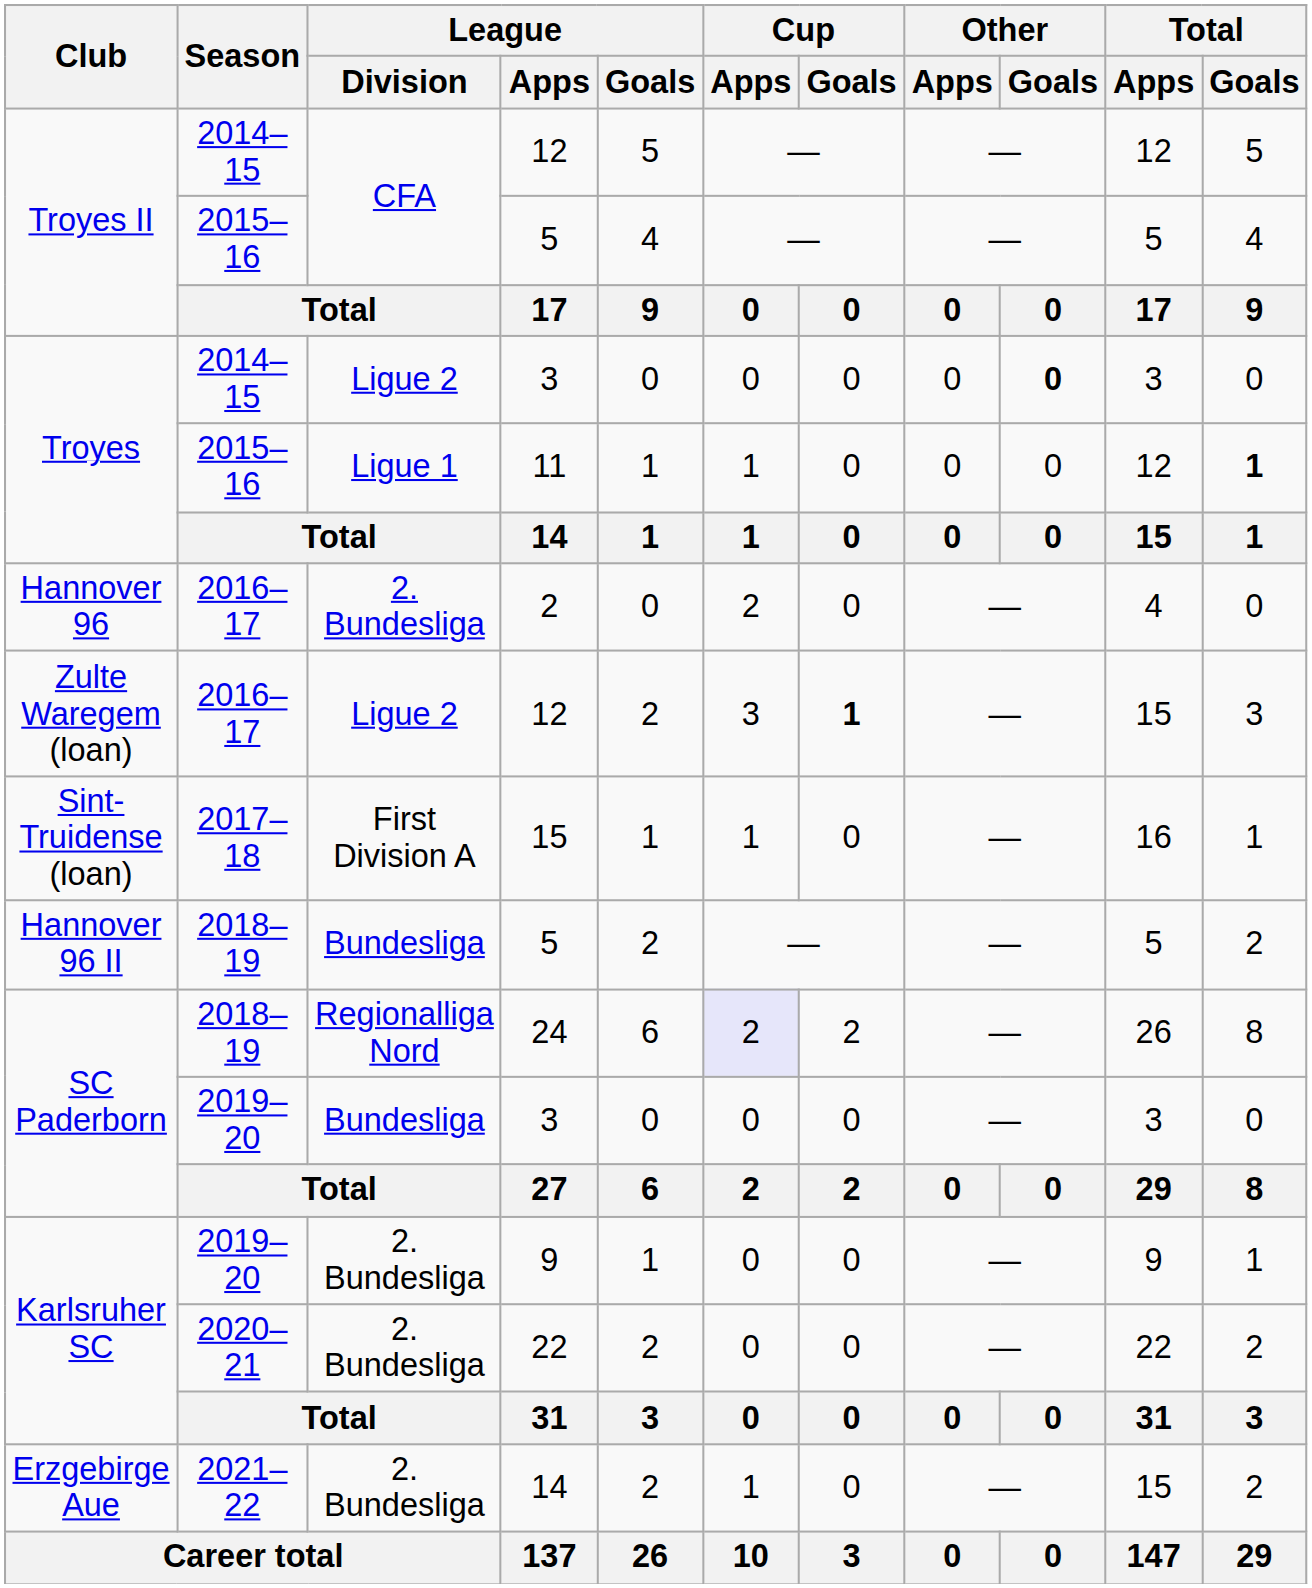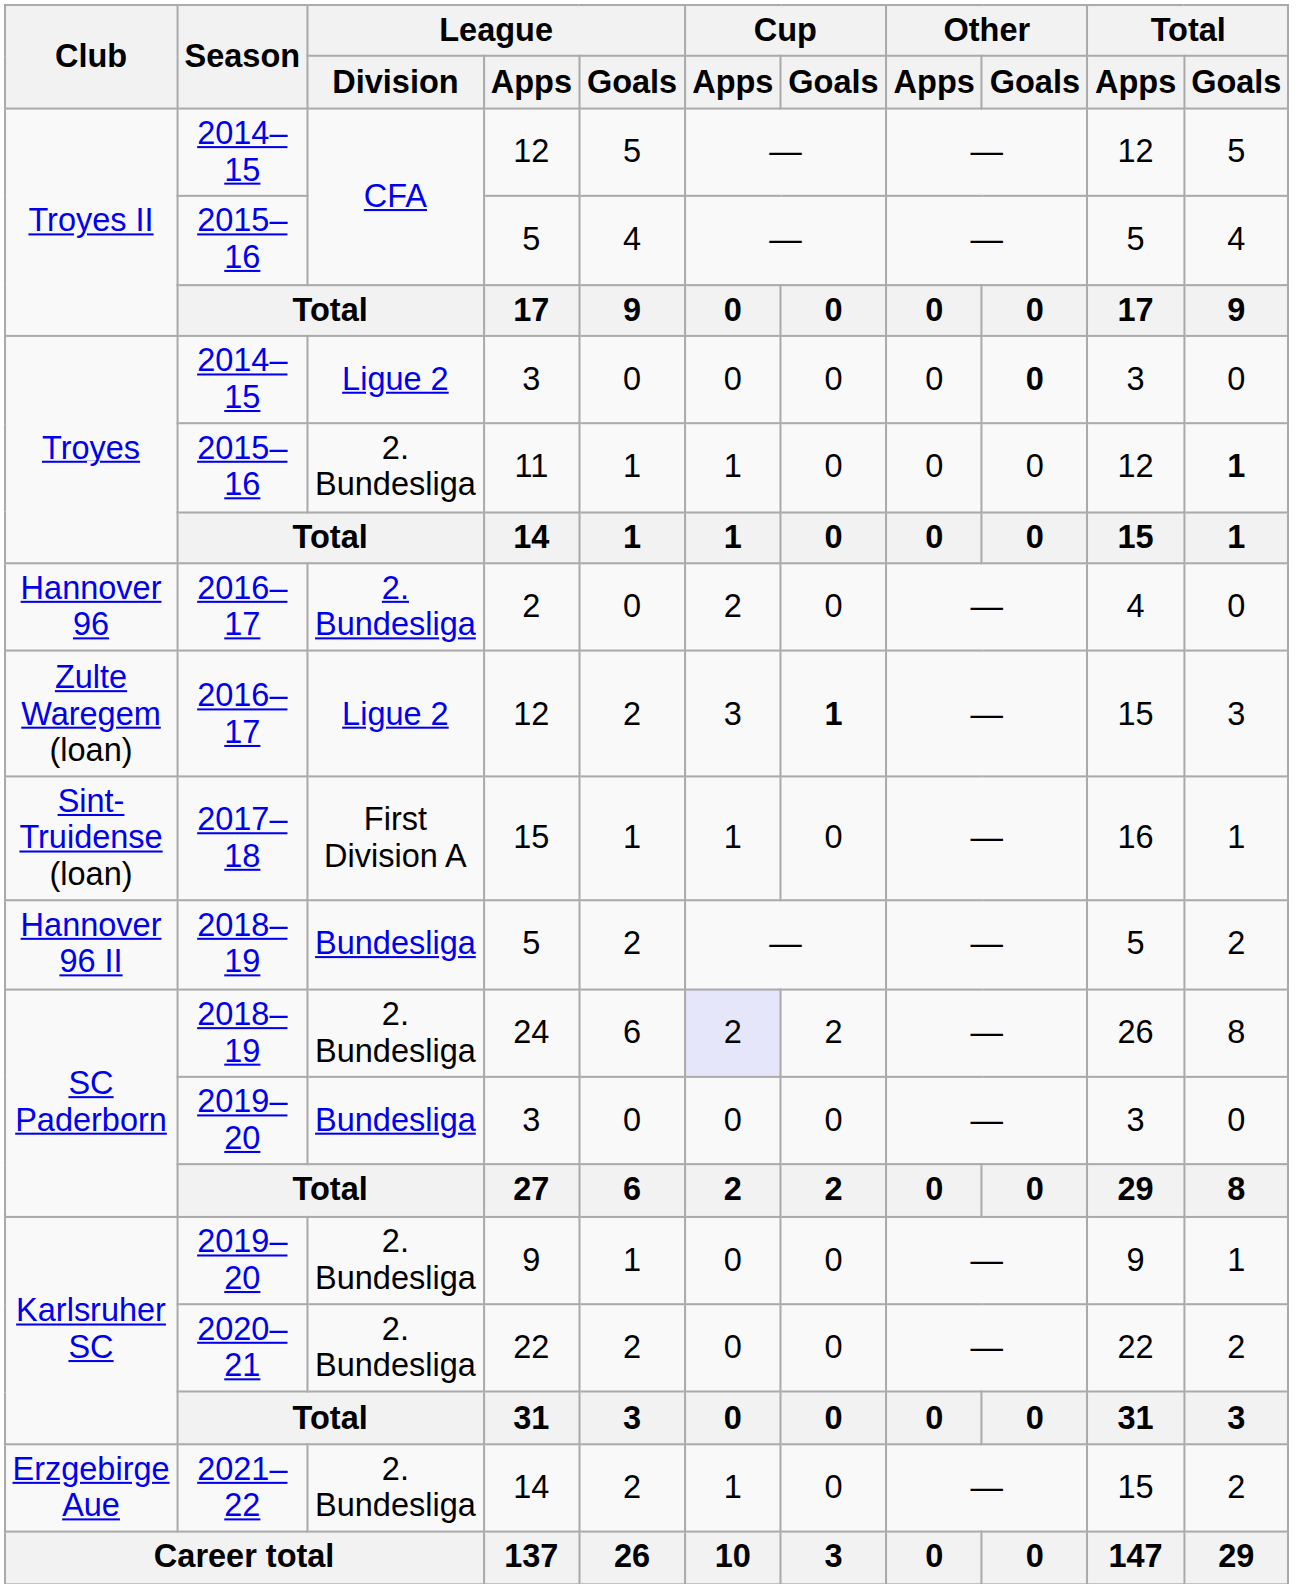(404, 467) Ligue 1 -> (395, 467) 2. Bundesliga
(404, 1032) Regionalliga Nord -> (395, 1032) 2. Bundesliga
